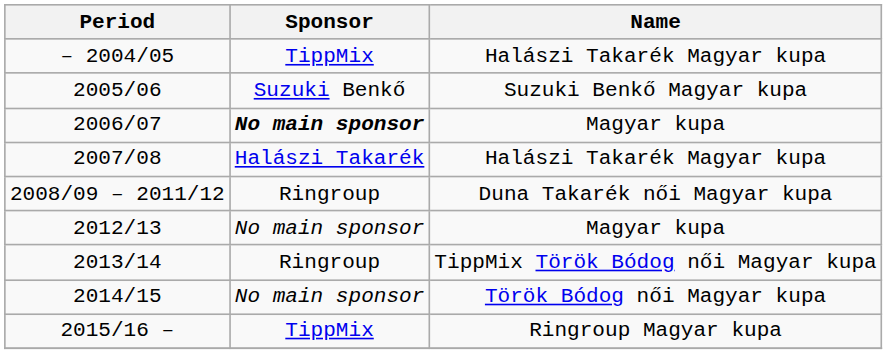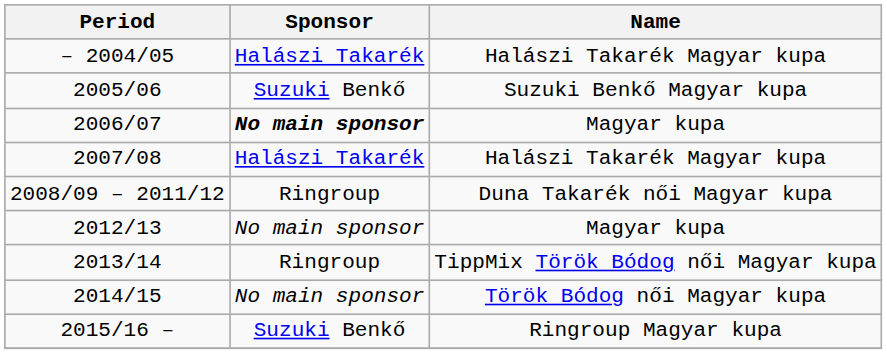(330, 56) TippMix -> (330, 56) Halászi Takarék
(330, 331) TippMix -> (330, 331) Suzuki Benkő
